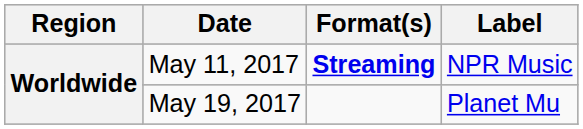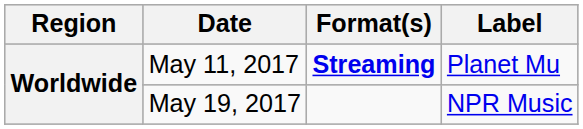(510, 64) NPR Music -> (503, 64) Planet Mu
(503, 104) Planet Mu -> (510, 104) NPR Music
